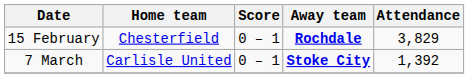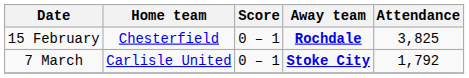(418, 39) 3,829 -> (418, 39) 3,825
(418, 61) 1,392 -> (418, 61) 1,792
